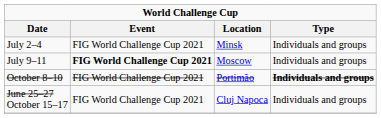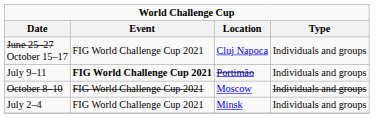rows swapped: (24, 45) <-> (37, 99)
(234, 61) Moscow -> (235, 72) Portimão
(235, 77) Portimão -> (234, 89) Moscow
(323, 77) bold -> (320, 89) normal
